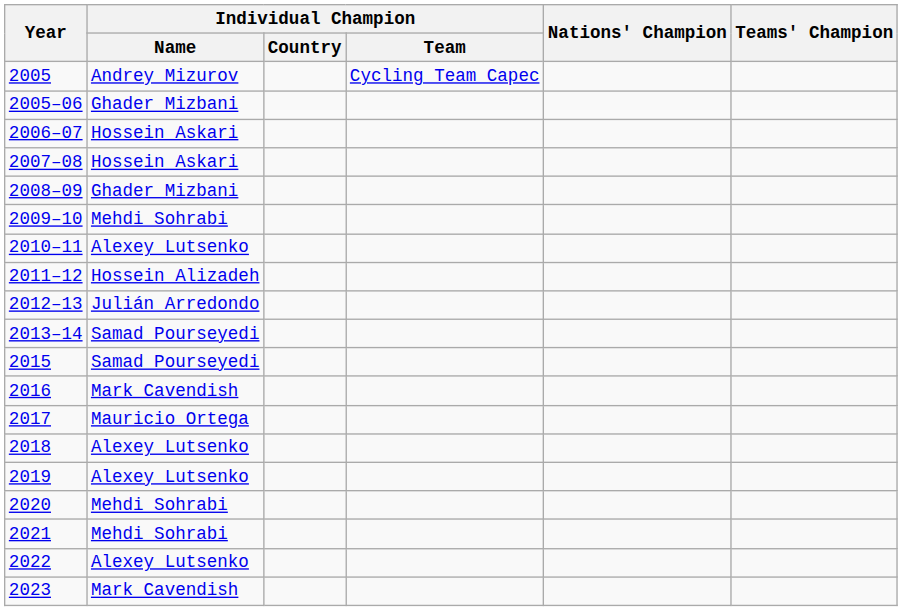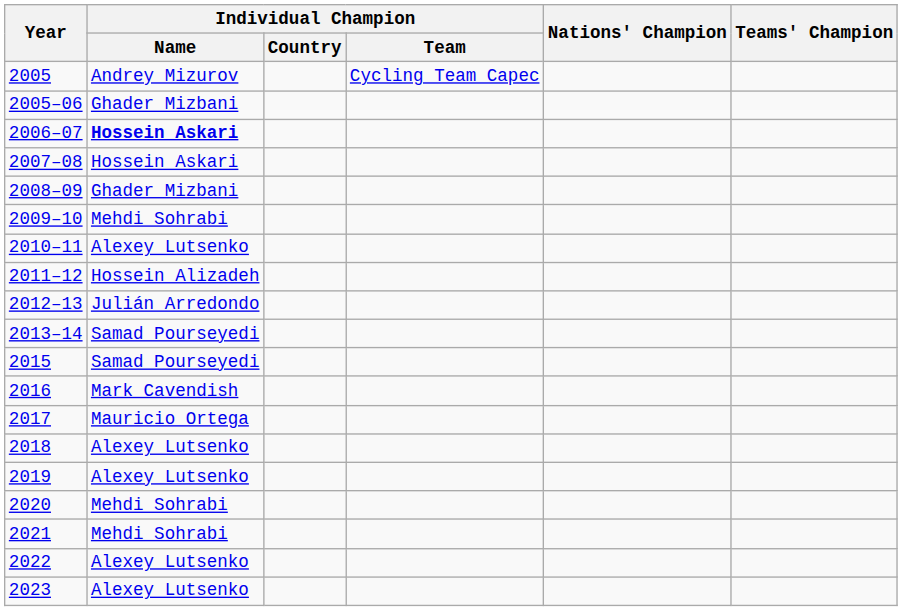(165, 133) normal -> (165, 133) bold
(165, 591) Mark Cavendish -> (170, 591) Alexey Lutsenko
